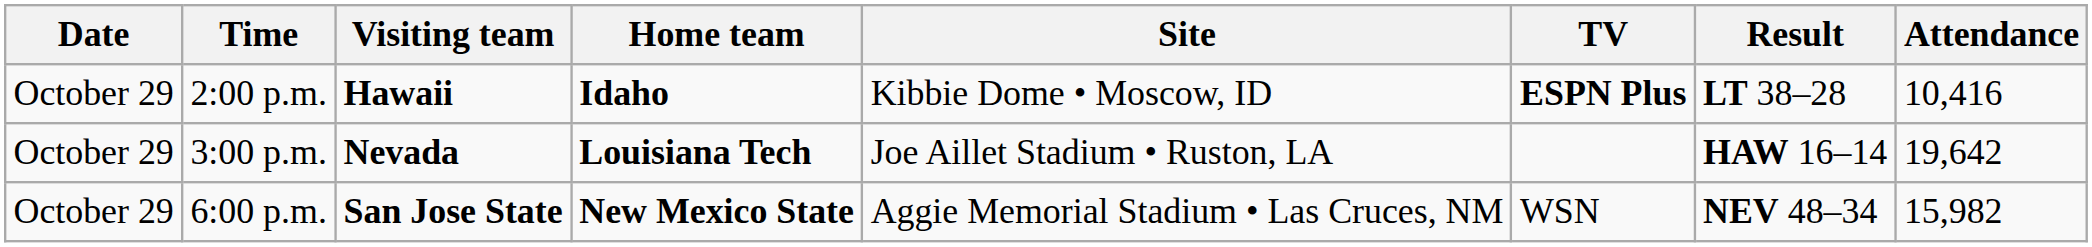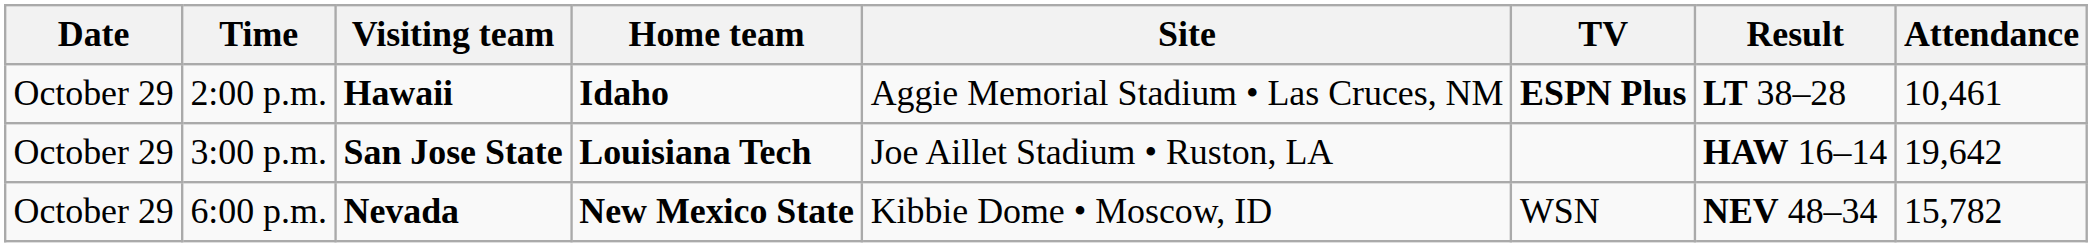(1071, 93) Kibbie Dome • Moscow, ID -> (1187, 93) Aggie Memorial Stadium • Las Cruces, NM
(1953, 93) 10,416 -> (1953, 93) 10,461
(401, 152) Nevada -> (453, 152) San Jose State
(453, 211) San Jose State -> (401, 211) Nevada
(1187, 211) Aggie Memorial Stadium • Las Cruces, NM -> (1071, 211) Kibbie Dome • Moscow, ID
(1953, 211) 15,982 -> (1953, 211) 15,782
